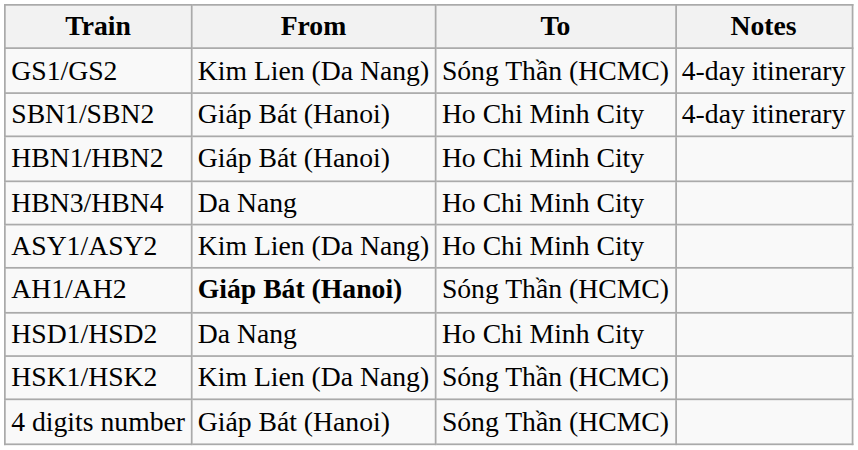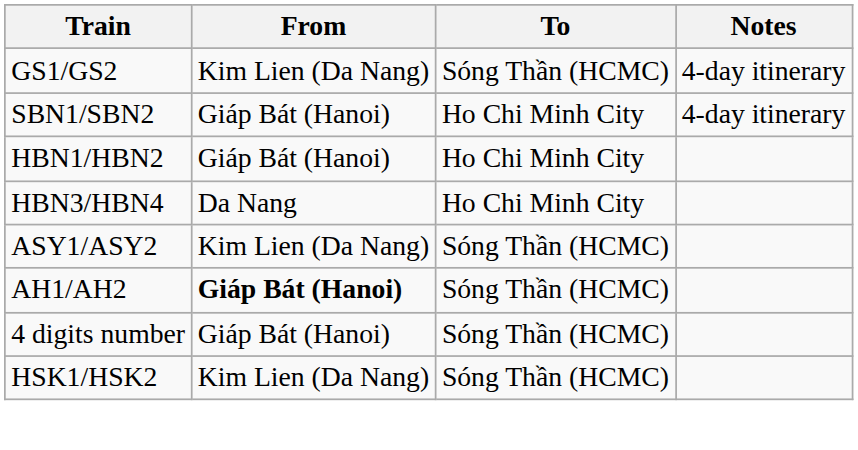(543, 245) Ho Chi Minh City -> (555, 245) Sóng Thần (HCMC)
- row: (84, 333)
rows swapped: (84, 377) <-> (98, 421)
